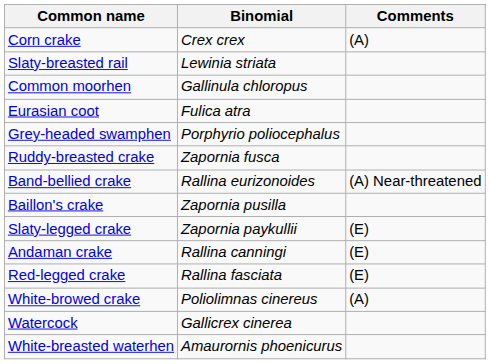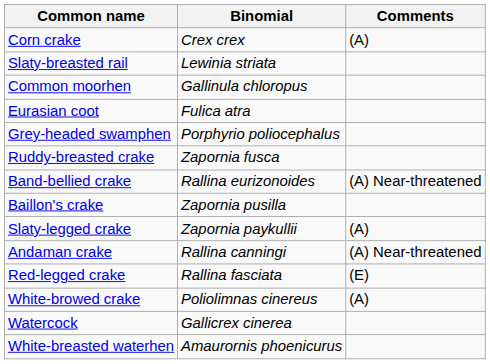(359, 228) (E) -> (359, 228) (A)
(359, 252) (E) -> (415, 252) (A) Near-threatened
